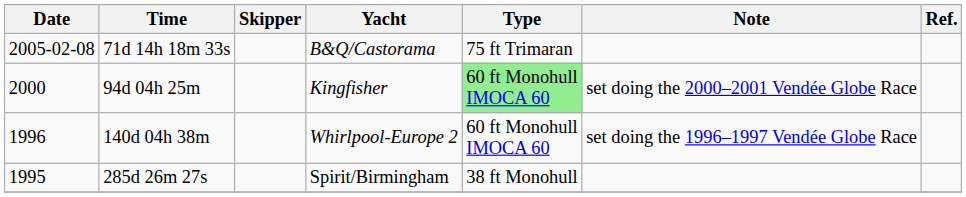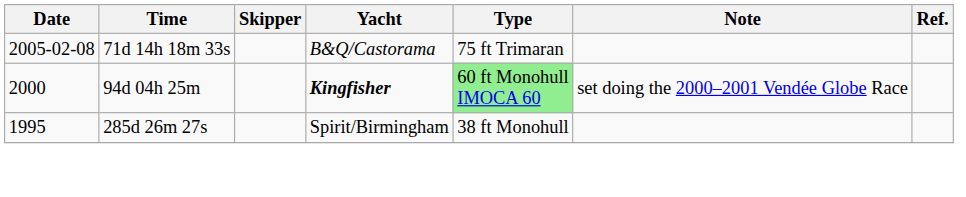(349, 87) normal -> (350, 87) bold
- row: (156, 137)
